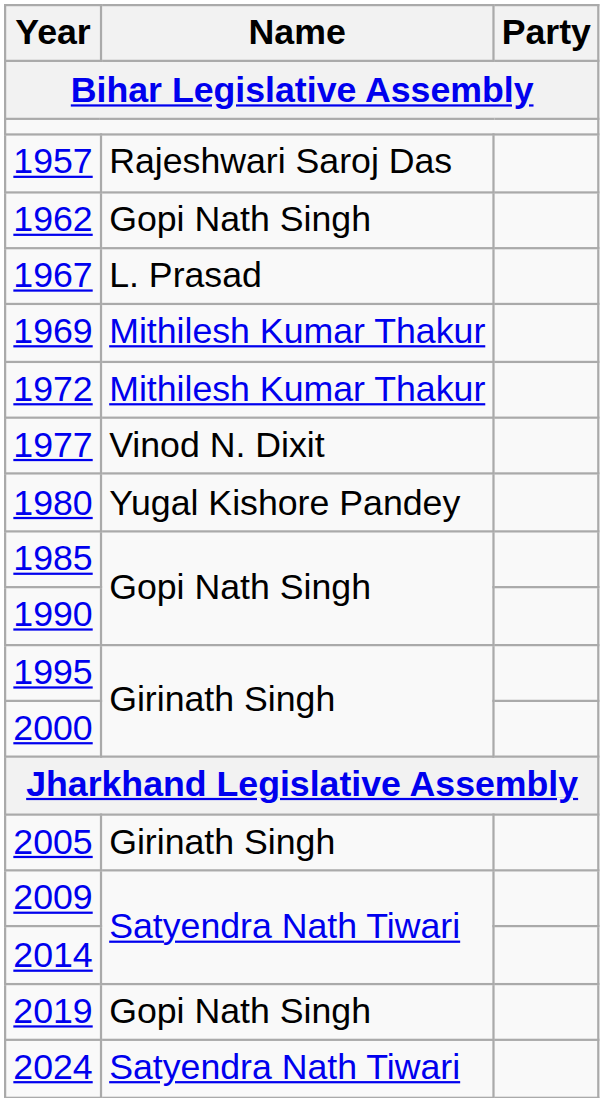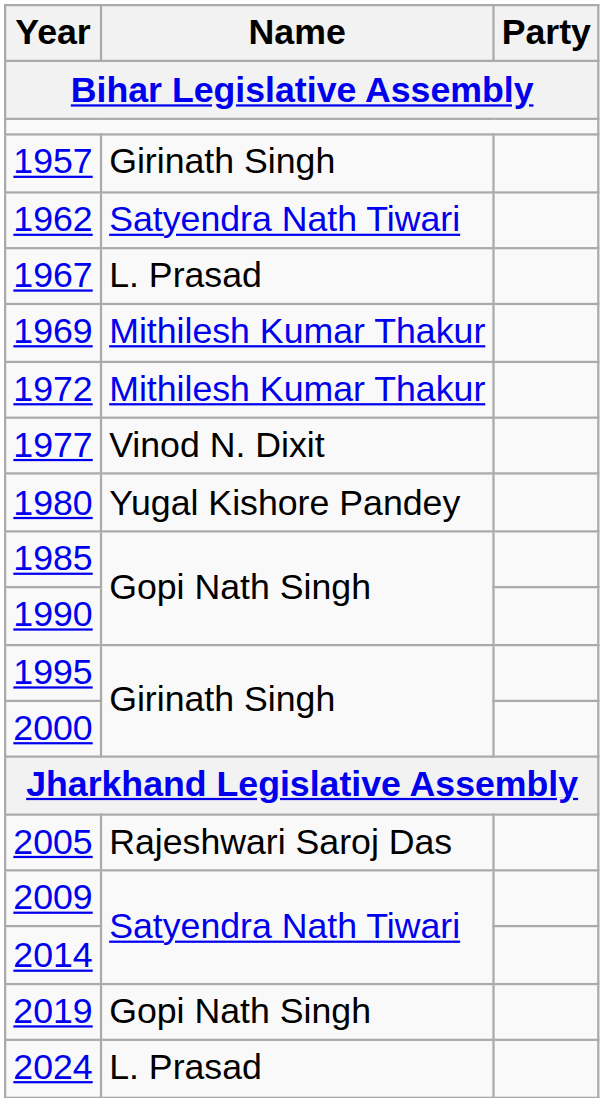(281, 162) Rajeshwari Saroj Das -> (222, 162) Girinath Singh
(240, 218) Gopi Nath Singh -> (285, 218) Satyendra Nath Tiwari
(222, 841) Girinath Singh -> (281, 841) Rajeshwari Saroj Das
(285, 1067) Satyendra Nath Tiwari -> (186, 1067) L. Prasad
